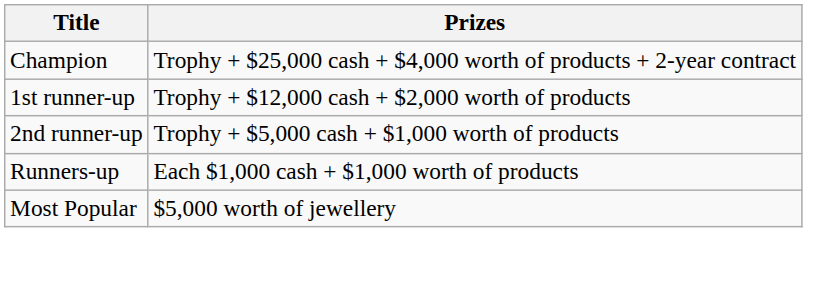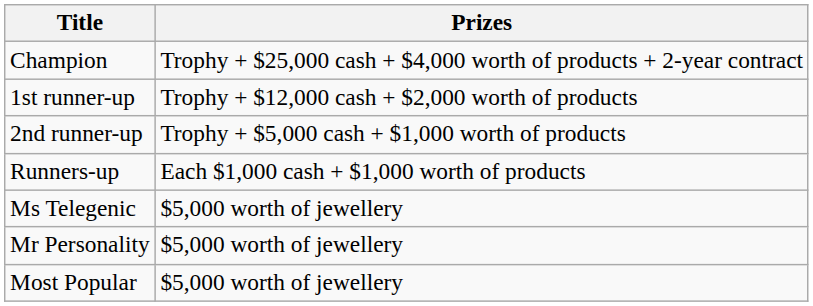+ row: (73, 208)
+ row: (80, 245)
